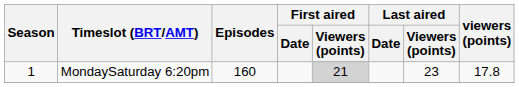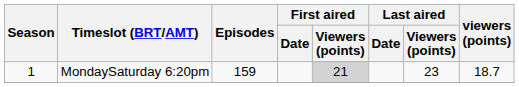(245, 72) 160 -> (245, 72) 159
(487, 72) 17.8 -> (487, 72) 18.7
